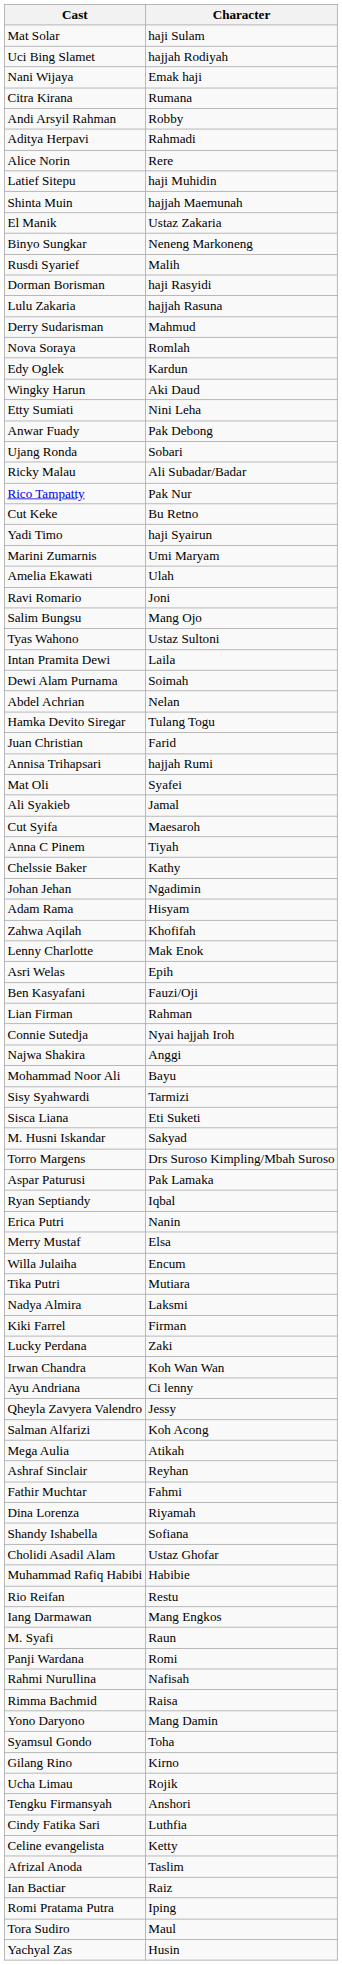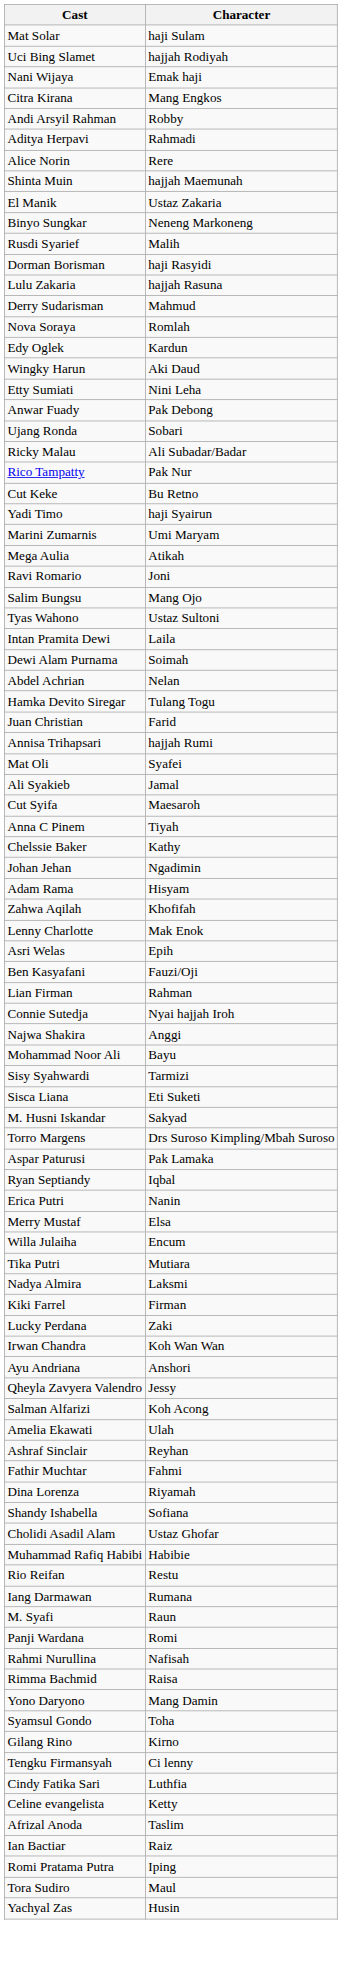(170, 98) Rumana -> (185, 98) Mang Engkos
- row: (42, 181)
rows swapped: (38, 1450) <-> (50, 576)
(171, 1388) Ci lenny -> (169, 1367) Anshori
(185, 1617) Mang Engkos -> (170, 1596) Rumana
- row: (40, 1783)
(169, 1804) Anshori -> (171, 1762) Ci lenny
